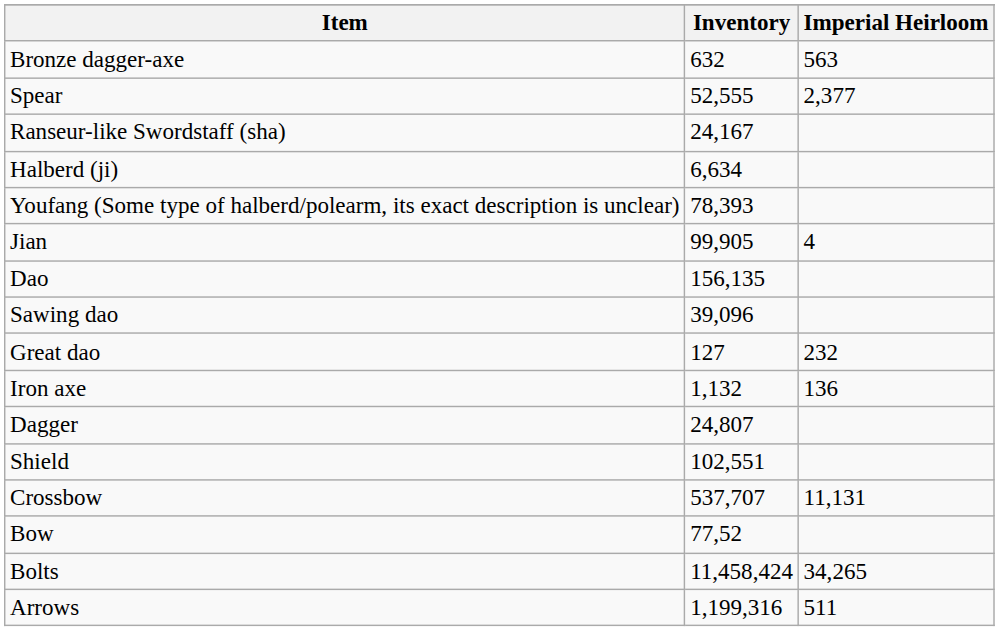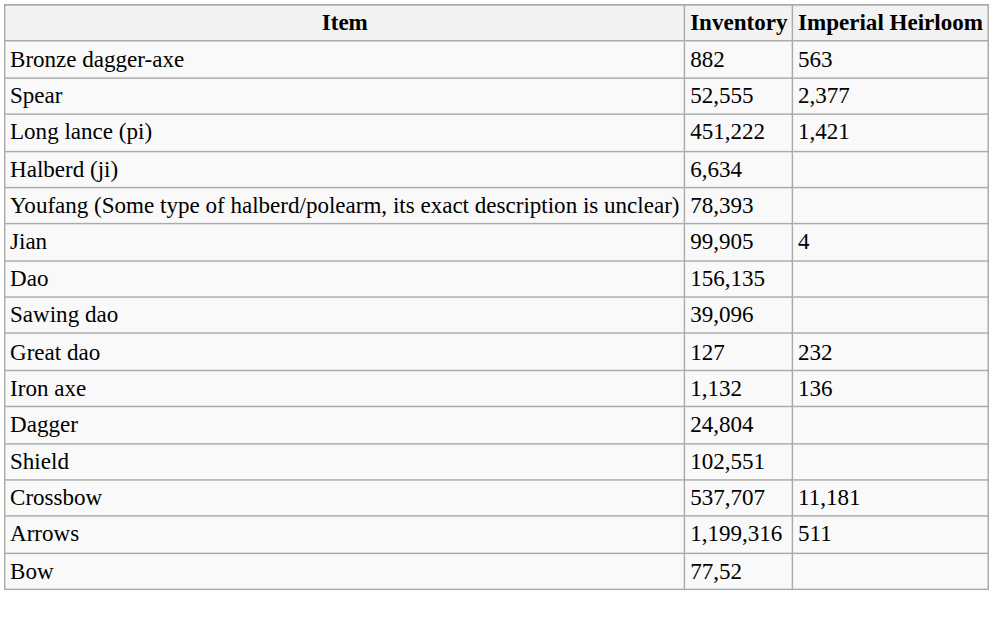(707, 59) 632 -> (707, 59) 882
+ row: (81, 132)
- row: (148, 132)
(722, 424) 24,807 -> (722, 424) 24,804
(835, 497) 11,131 -> (829, 497) 11,181
rows swapped: (32, 534) <-> (45, 607)
- row: (34, 570)
